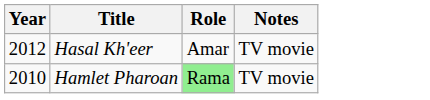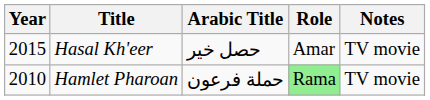+ column: (235, 19)
(27, 48) 2012 -> (27, 49) 2015
